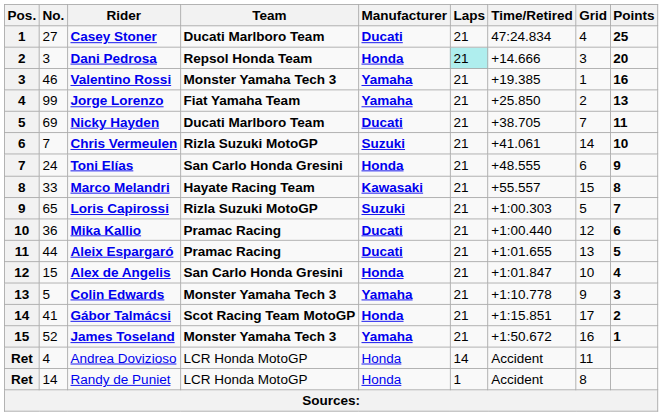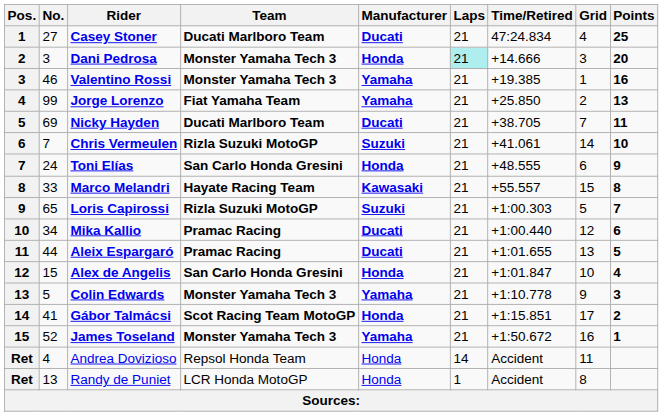(248, 58) Repsol Honda Team -> (260, 58) Monster Yamaha Tech 3
(50, 229) 36 -> (50, 229) 34
(245, 358) LCR Honda MotoGP -> (245, 358) Repsol Honda Team
(50, 379) 14 -> (50, 379) 13
